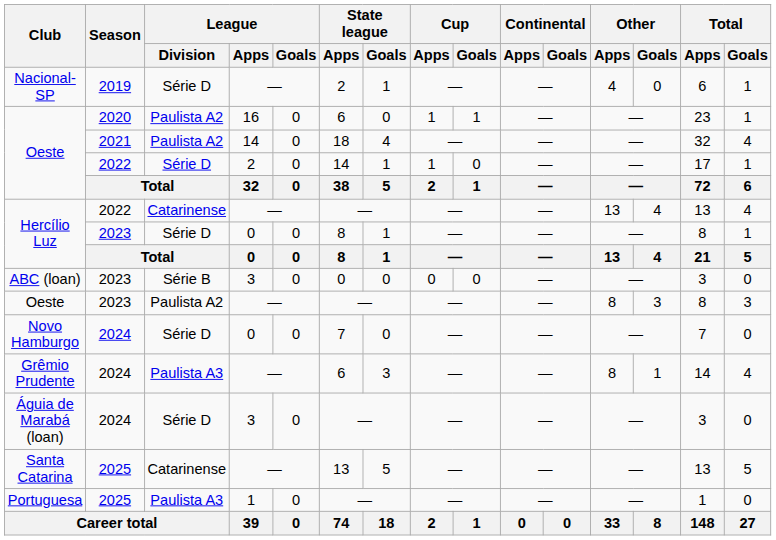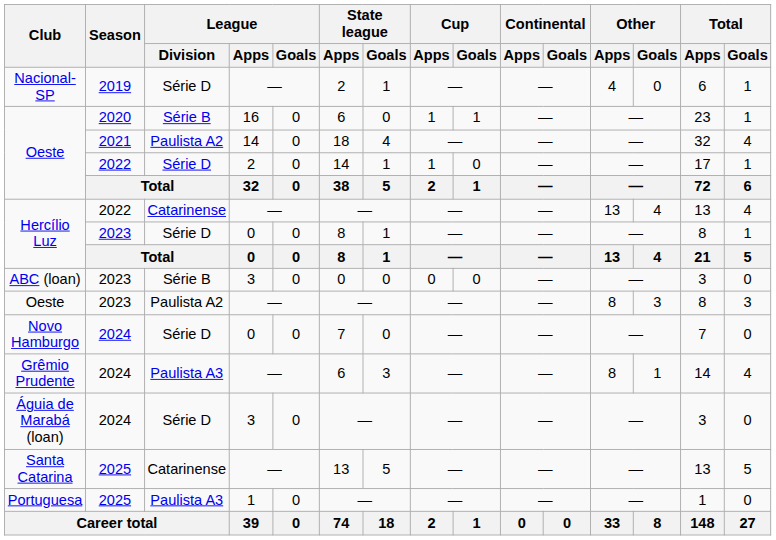(187, 118) Paulista A2 -> (187, 118) Série B
